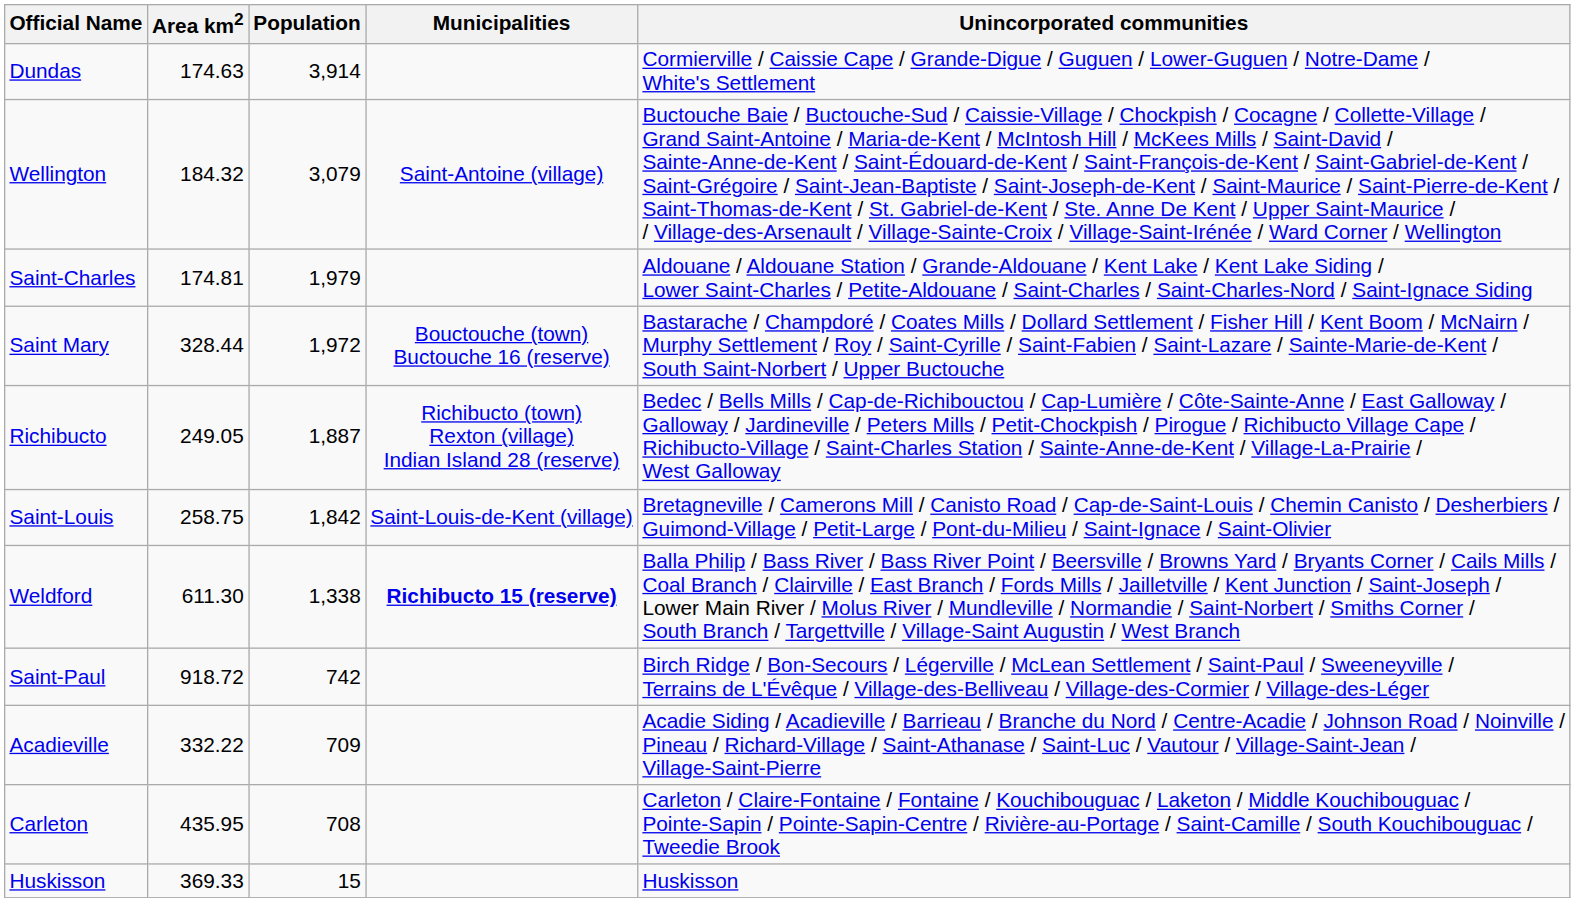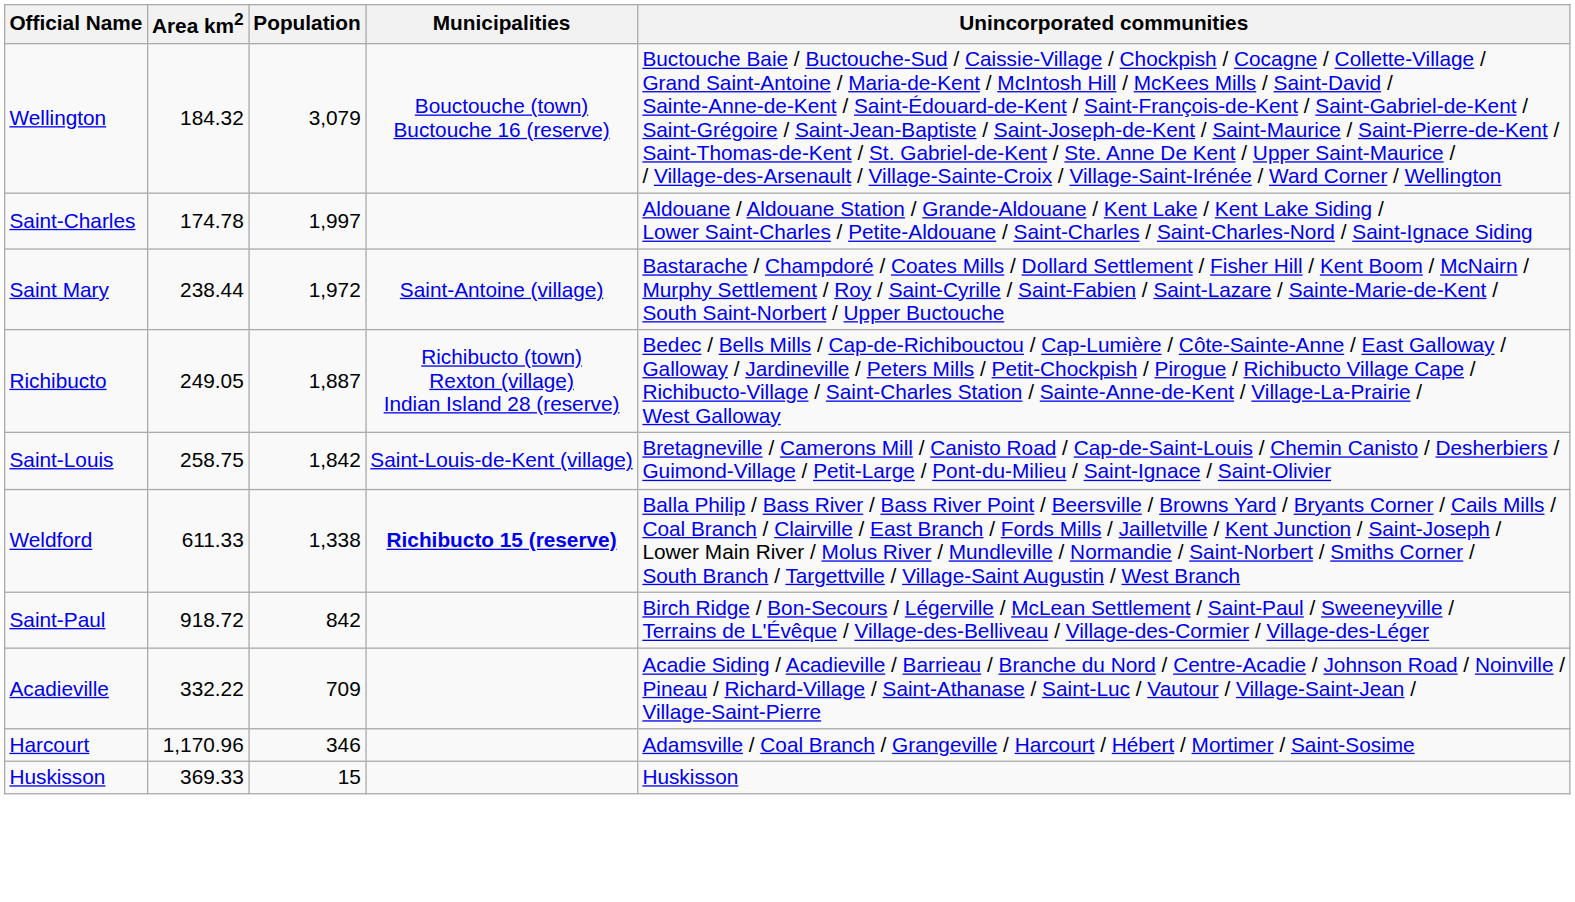- row: (45, 71)
(502, 174) Saint-Antoine (village) -> (502, 118) Bouctouche (town) Buctouche 16 (reserve)
(212, 277) 174.81 -> (212, 221) 174.78
(335, 277) 1,979 -> (335, 221) 1,997
(212, 345) 328.44 -> (212, 289) 238.44
(502, 345) Bouctouche (town) Buctouche 16 (reserve) -> (502, 289) Saint-Antoine (village)
(213, 596) 611.30 -> (213, 540) 611.33
(343, 676) 742 -> (343, 620) 842
- row: (49, 824)
+ row: (49, 744)
